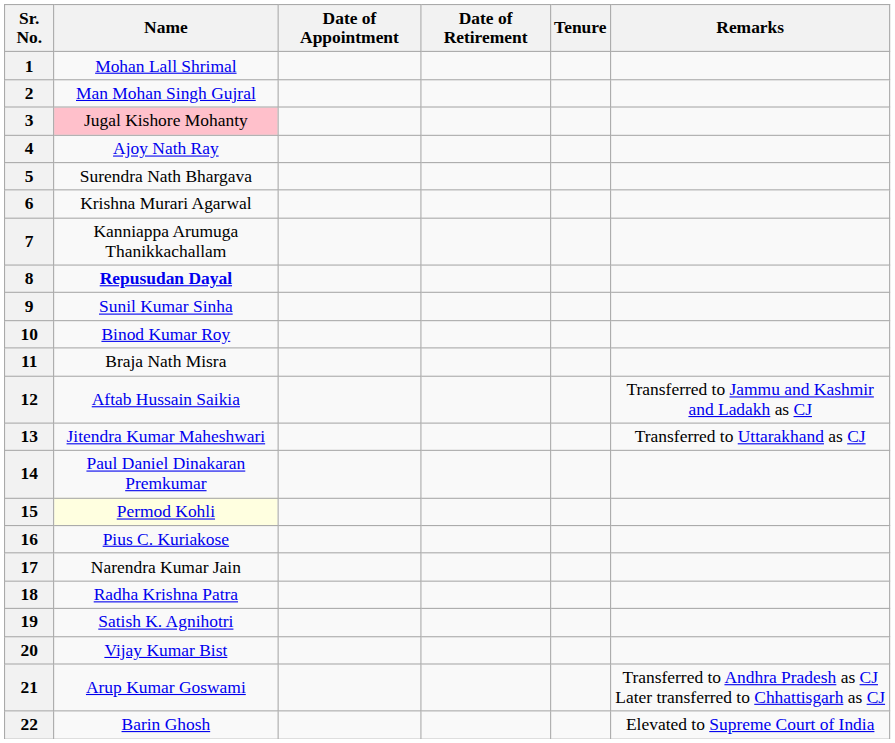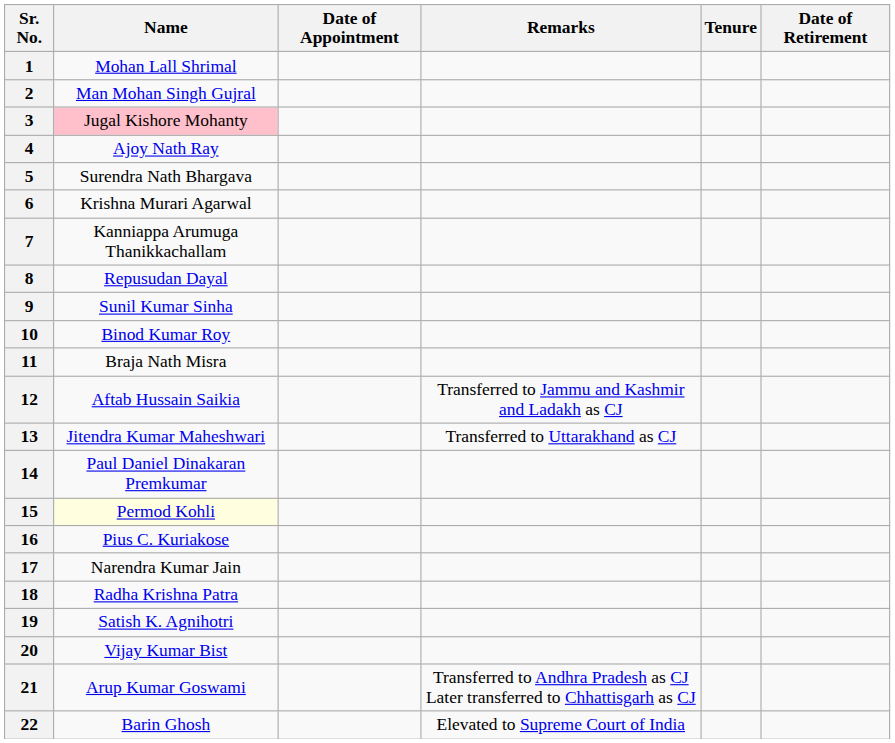columns swapped: (486, 28) <-> (750, 28)
(166, 278) bold -> (166, 278) normal
